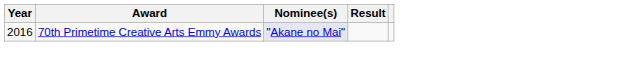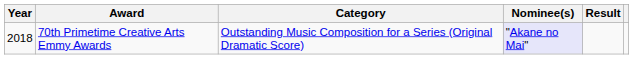+ column: (361, 13)
(20, 31) 2016 -> (20, 38) 2018
